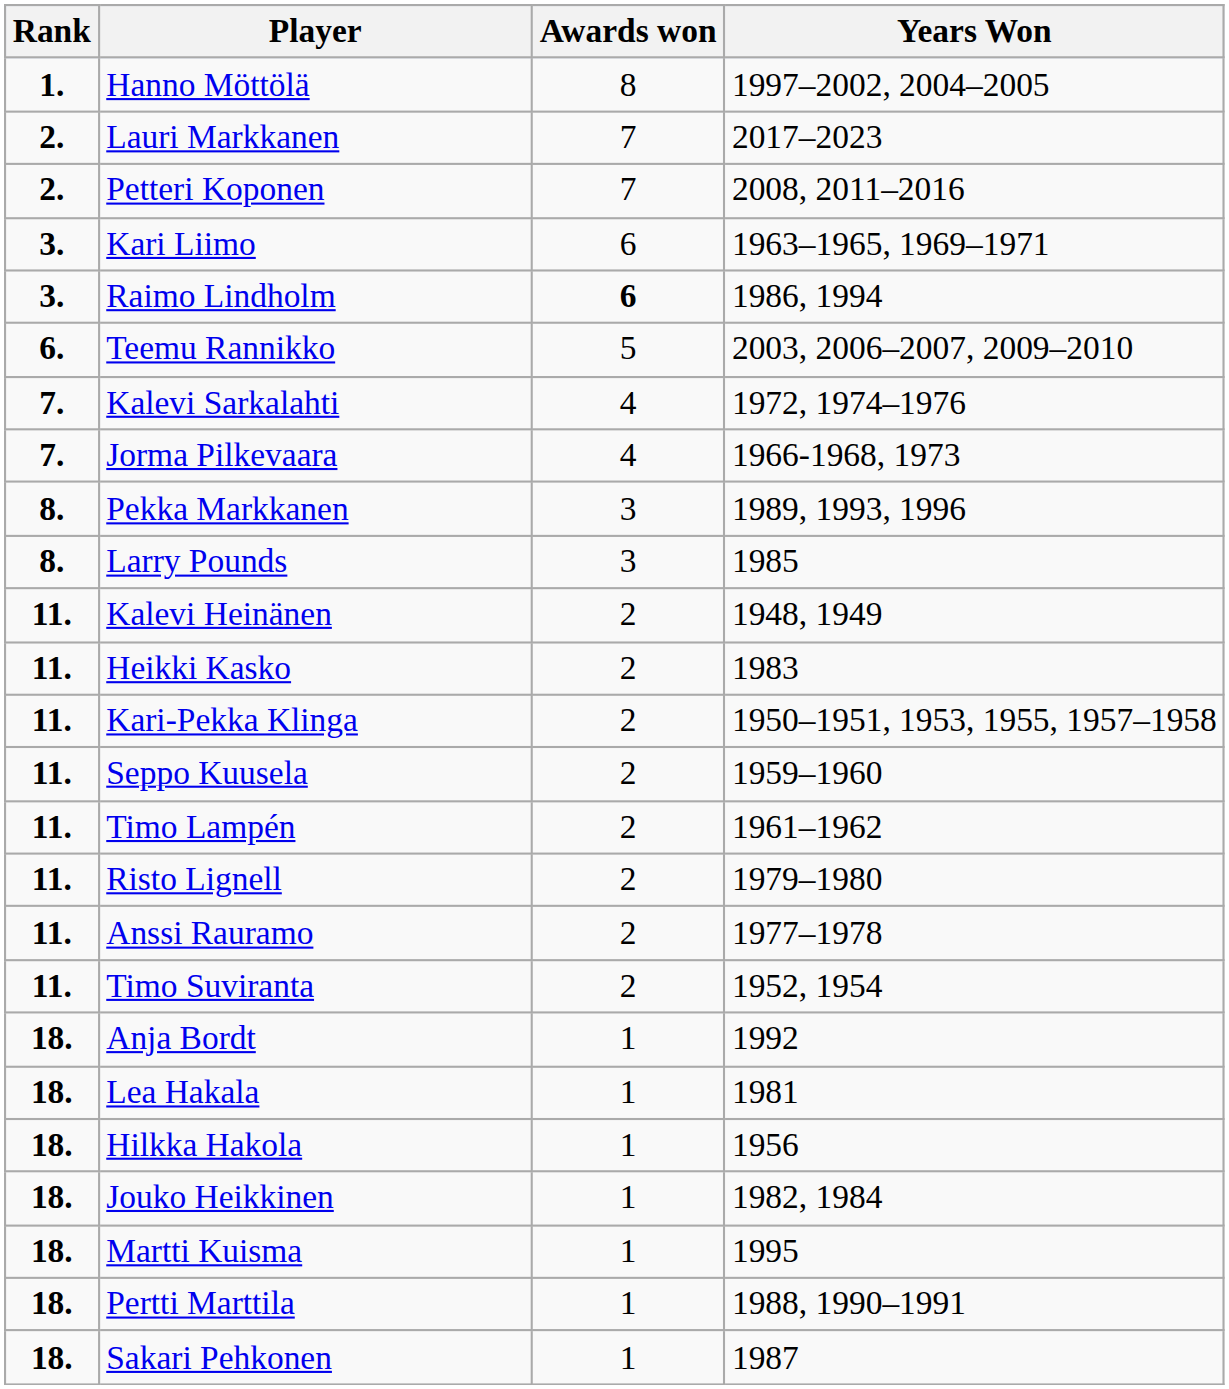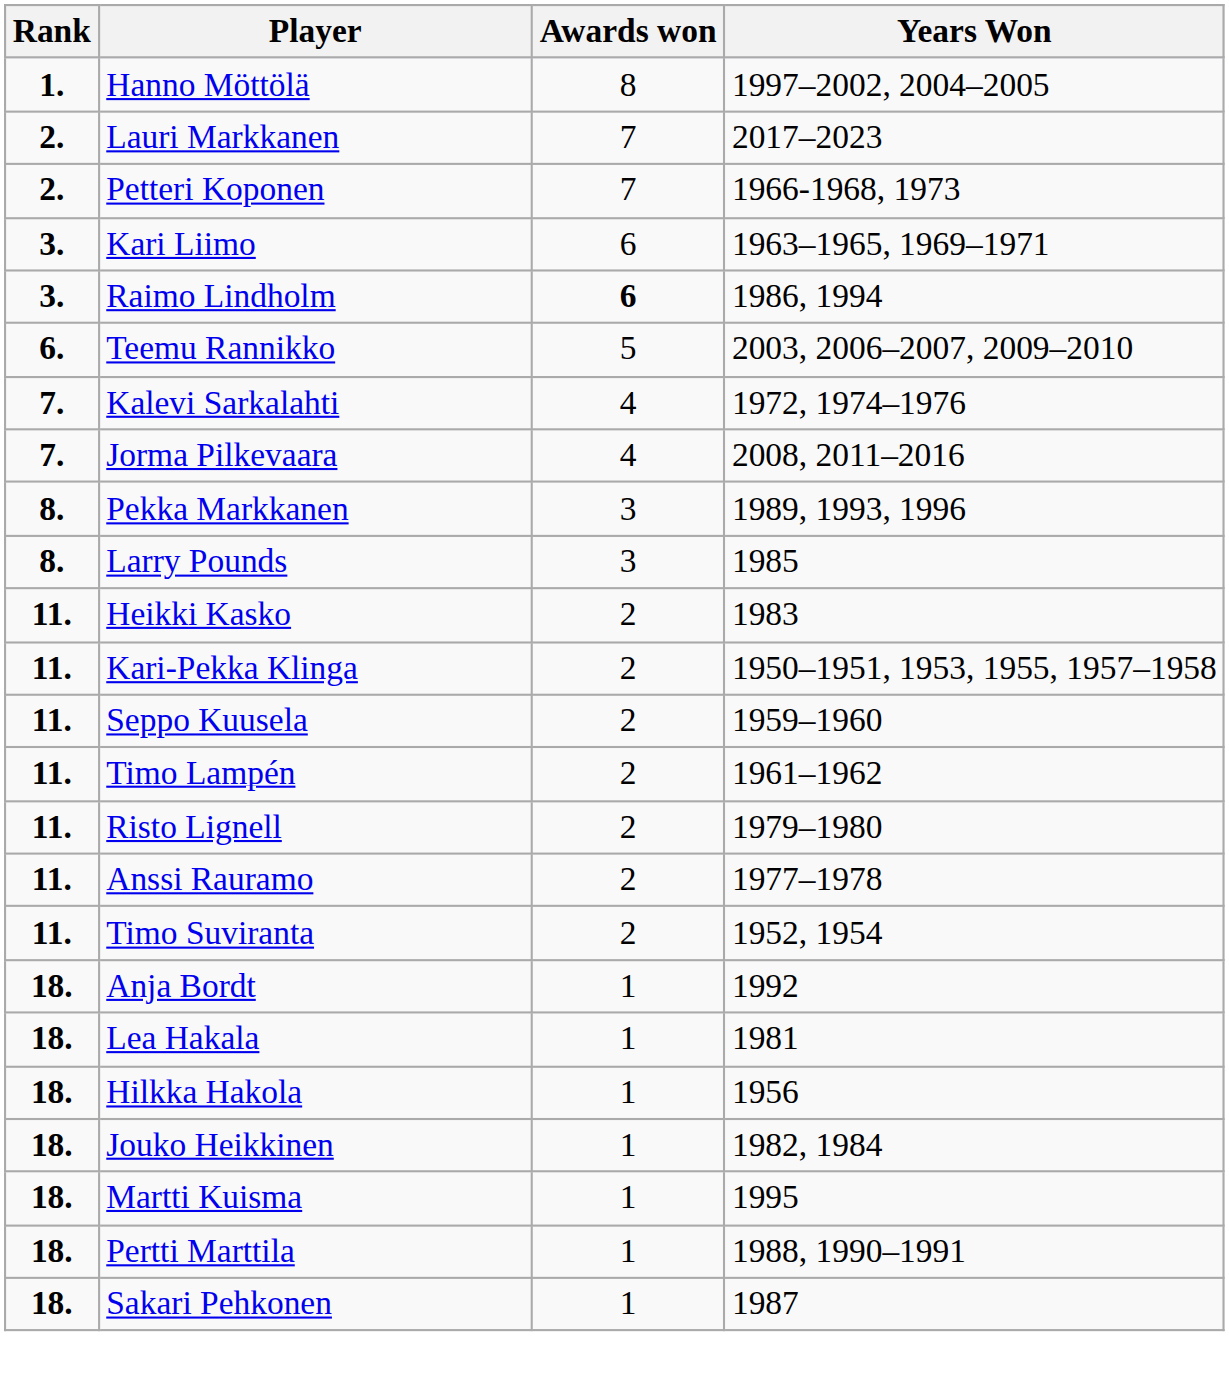(848, 190) 2008, 2011–2016 -> (846, 190) 1966-1968, 1973
(846, 455) 1966-1968, 1973 -> (848, 455) 2008, 2011–2016
- row: (219, 614)
